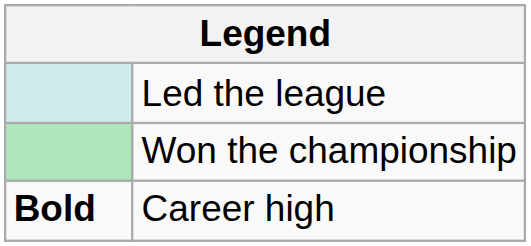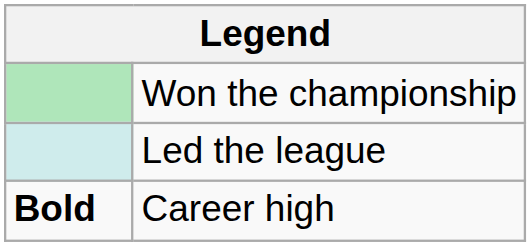rows swapped: (329, 151) <-> (264, 92)
